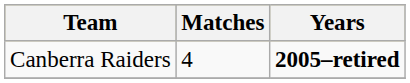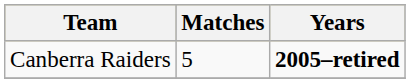(187, 59) 4 -> (187, 59) 5
